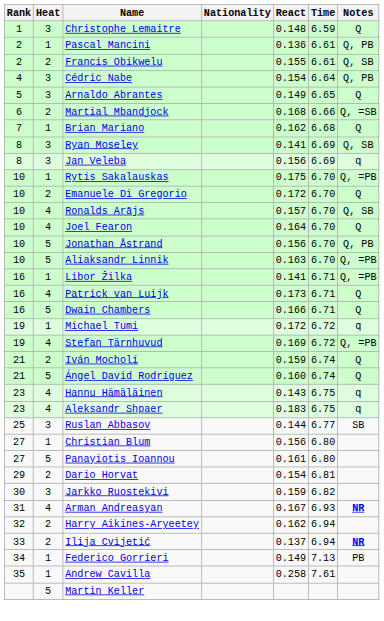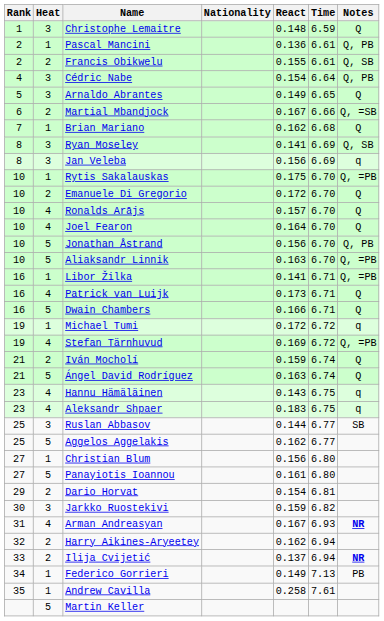(291, 112) 0.168 -> (291, 112) 0.167
(358, 211) Q, SB -> (358, 211) Q
(291, 376) 0.160 -> (291, 376) 0.163
+ row: (117, 442)
